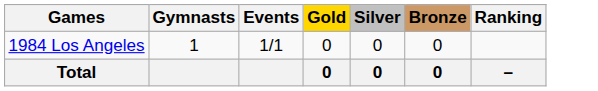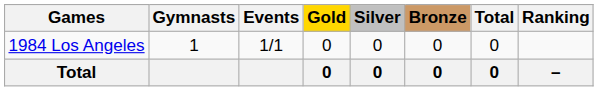+ column: (494, 18)
